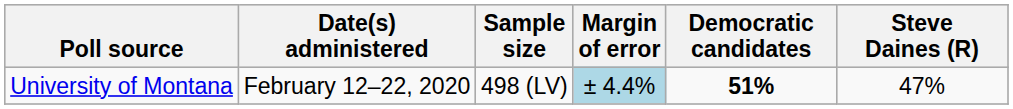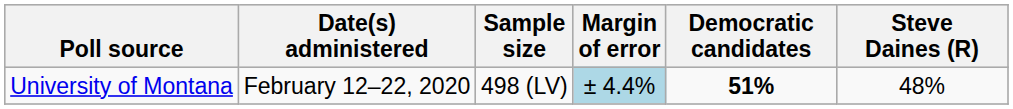(922, 85) 47% -> (922, 85) 48%
